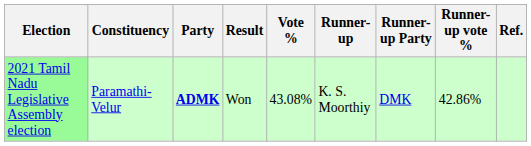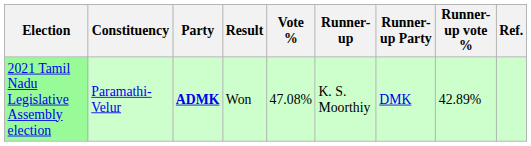(291, 99) 43.08% -> (291, 99) 47.08%
(460, 99) 42.86% -> (460, 99) 42.89%
